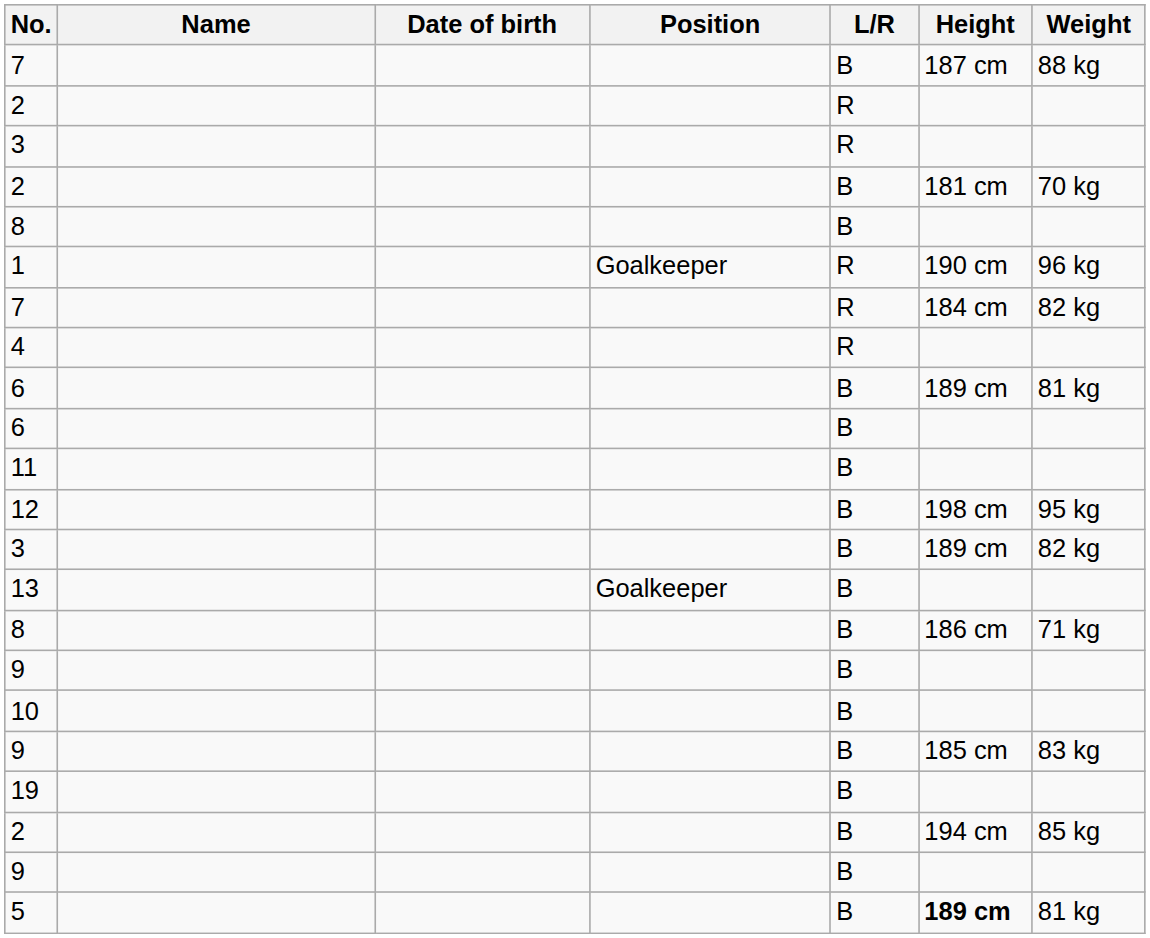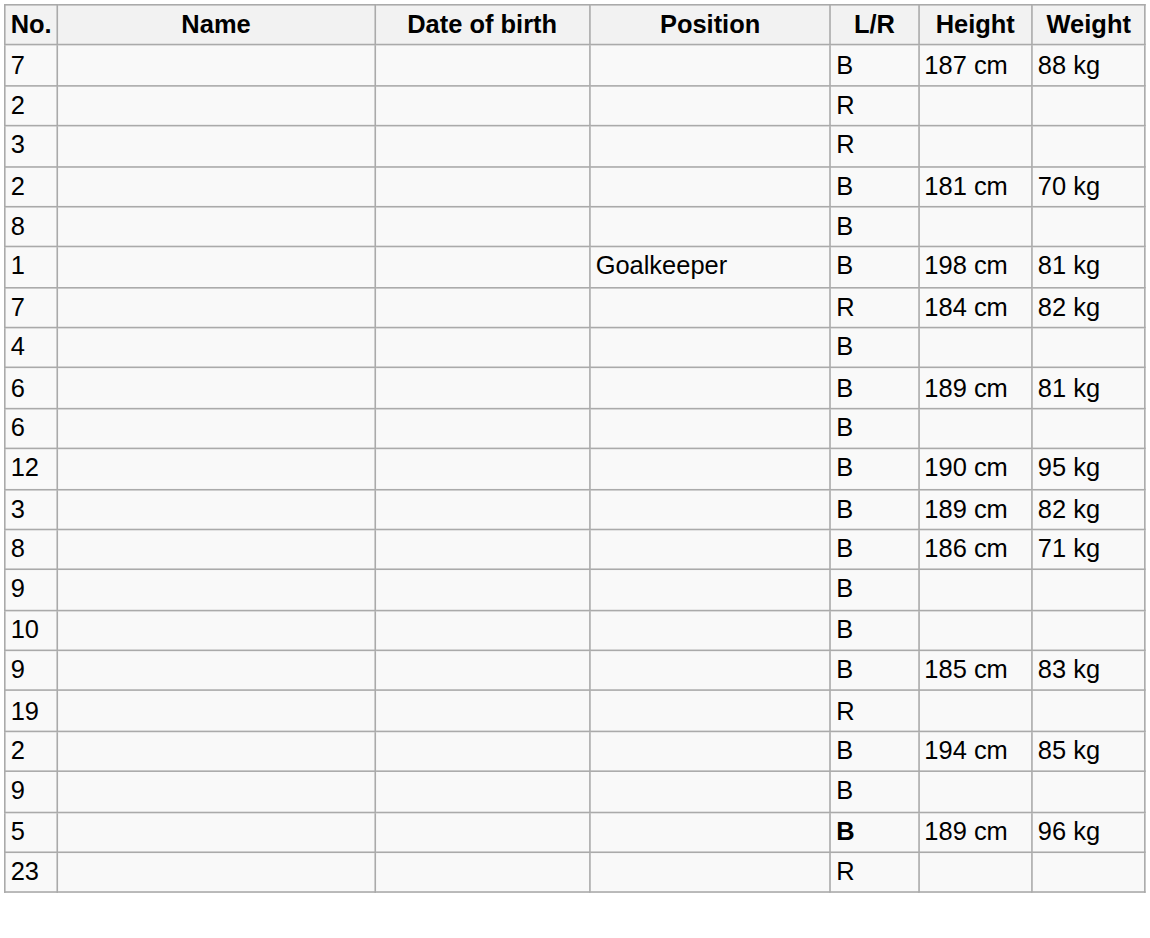(846, 266) R -> (845, 266) B
(966, 266) 190 cm -> (966, 266) 198 cm
(1069, 266) 96 kg -> (1069, 266) 81 kg
(846, 347) R -> (845, 347) B
- row: (24, 468)
(966, 508) 198 cm -> (966, 468) 190 cm
- row: (25, 589)
(845, 791) B -> (846, 710) R
(845, 912) normal -> (846, 831) bold
(968, 912) bold -> (966, 831) normal
(1069, 912) 81 kg -> (1069, 831) 96 kg
+ row: (25, 871)
